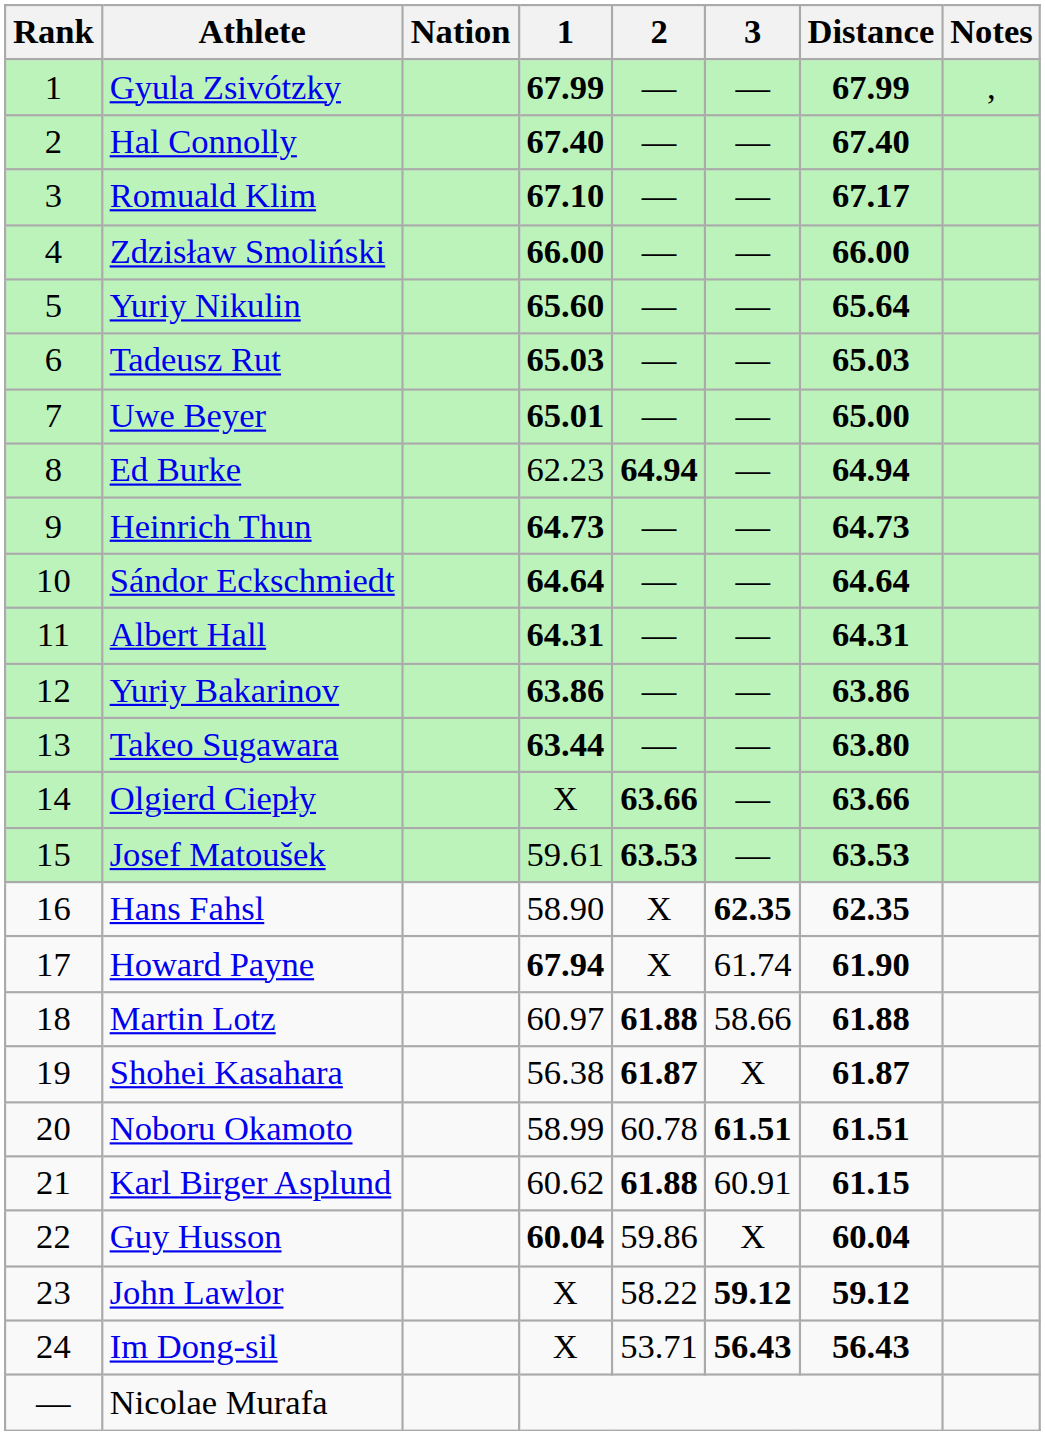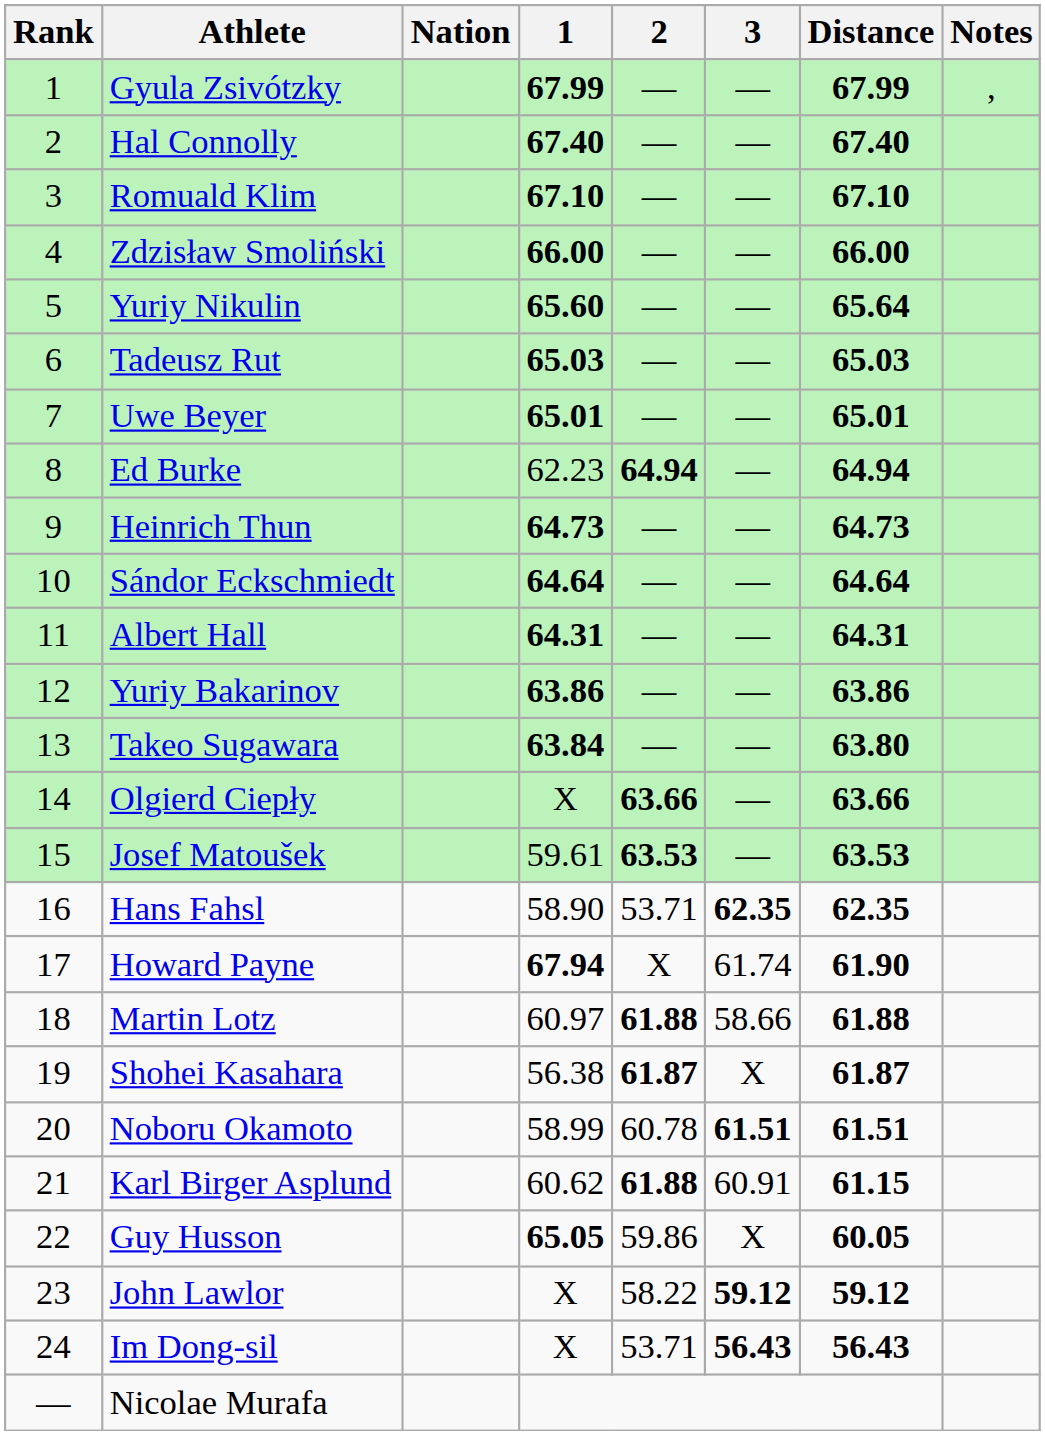(871, 196) 67.17 -> (871, 196) 67.10
(871, 415) 65.00 -> (871, 415) 65.01
(565, 744) 63.44 -> (565, 744) 63.84
(659, 908) X -> (659, 908) 53.71
(565, 1237) 60.04 -> (565, 1237) 65.05
(871, 1237) 60.04 -> (871, 1237) 60.05
